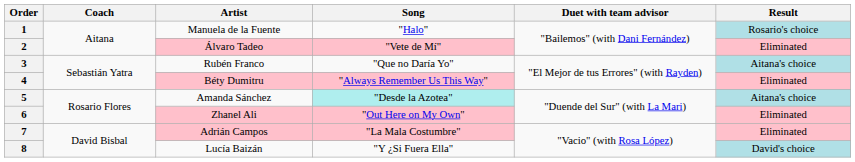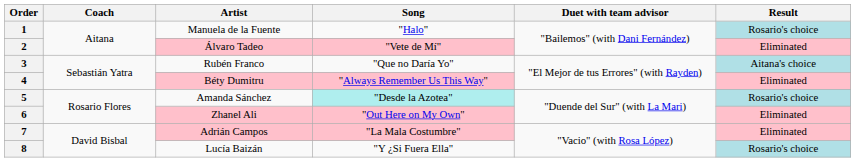(783, 98) Aitana's choice -> (783, 98) Rosario's choice
(783, 149) David's choice -> (783, 149) Rosario's choice
